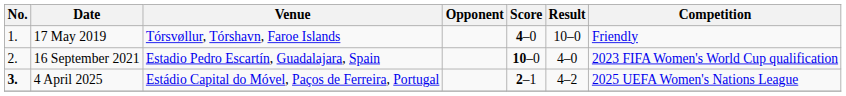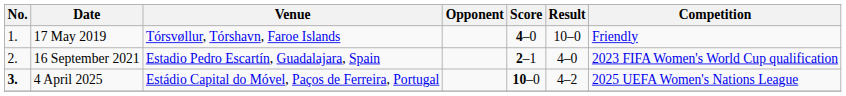(526, 58) 10–0 -> (526, 58) 2–1
(526, 79) 2–1 -> (526, 79) 10–0
